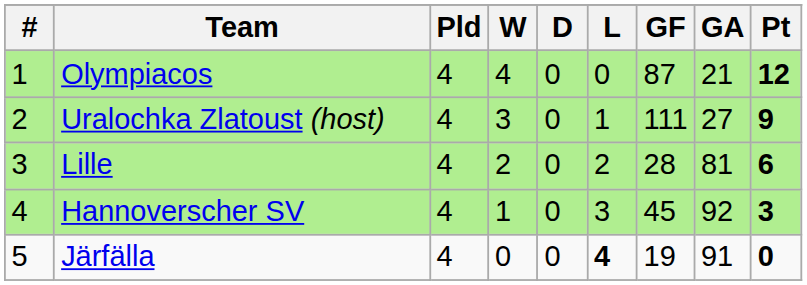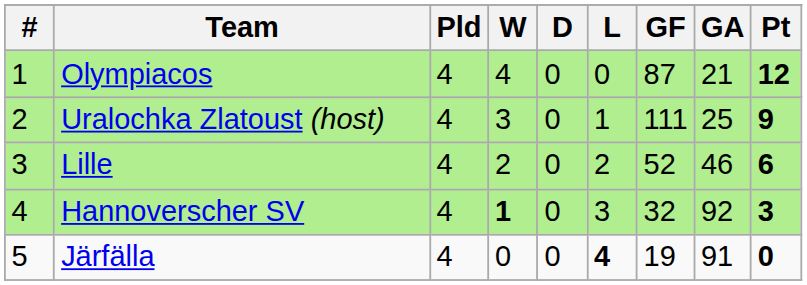(717, 119) 27 -> (717, 119) 25
(660, 165) 28 -> (660, 165) 52
(717, 165) 81 -> (717, 165) 46
(503, 211) normal -> (503, 211) bold
(660, 211) 45 -> (660, 211) 32
